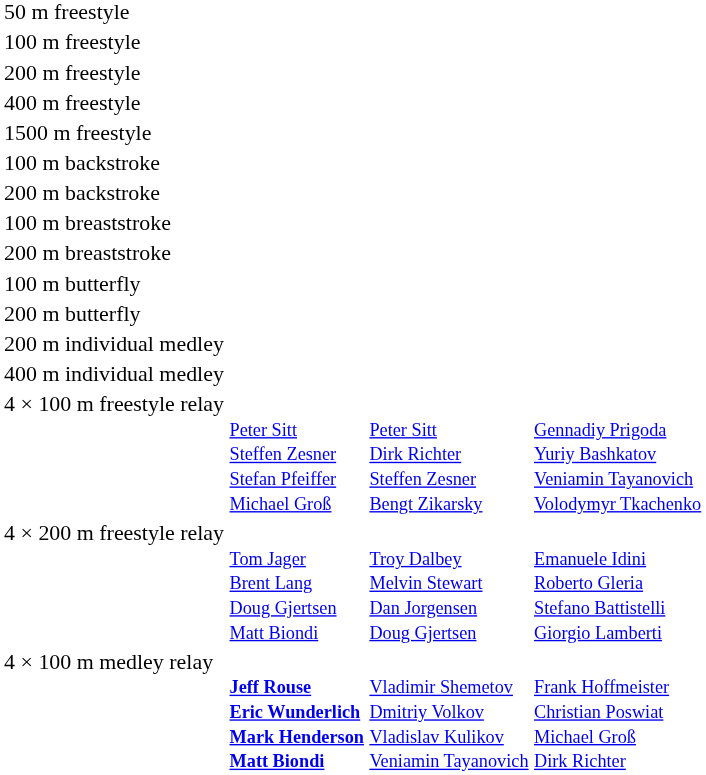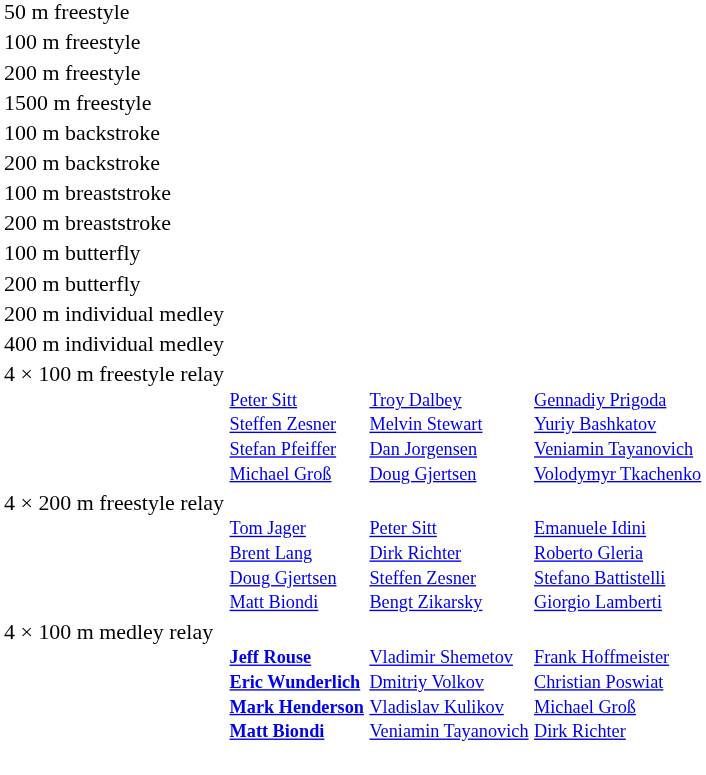- row: (72, 102)
(426, 467) Peter Sitt Dirk Richter Steffen Zesner Bengt Zikarsky -> (426, 436) Troy Dalbey Melvin Stewart Dan Jorgensen Doug Gjertsen
(426, 595) Troy Dalbey Melvin Stewart Dan Jorgensen Doug Gjertsen -> (426, 565) Peter Sitt Dirk Richter Steffen Zesner Bengt Zikarsky
